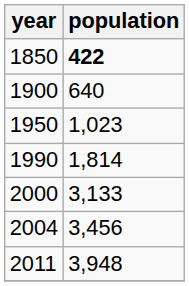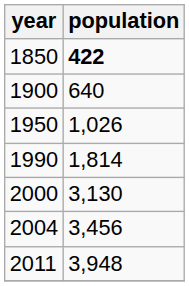(95, 125) 1,023 -> (95, 125) 1,026
(95, 194) 3,133 -> (95, 194) 3,130
